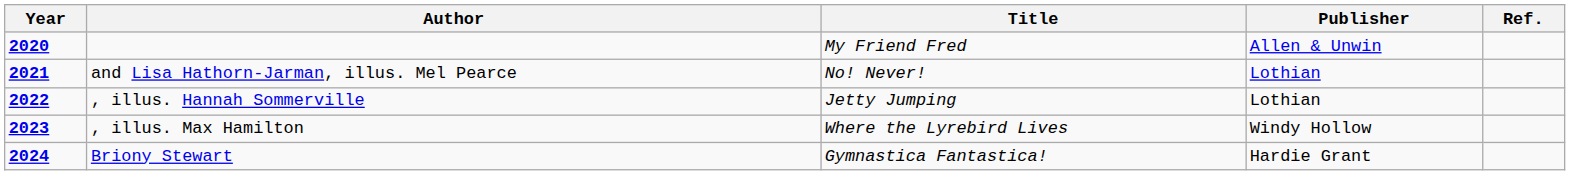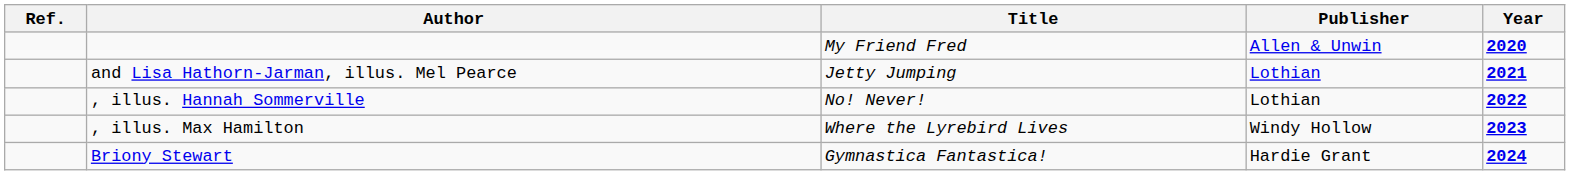columns swapped: (46, 18) <-> (1523, 18)
(875, 74) No! Never! -> (891, 74) Jetty Jumping
(891, 101) Jetty Jumping -> (875, 101) No! Never!
